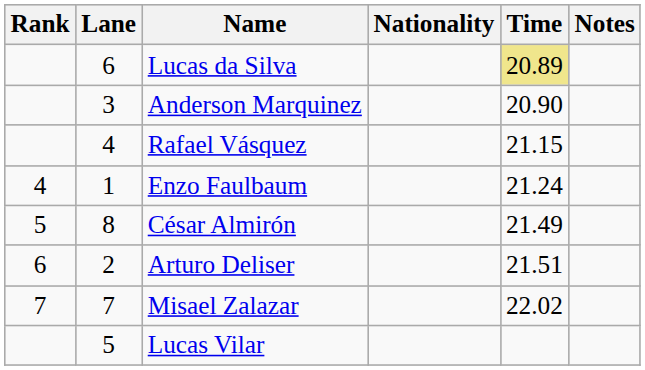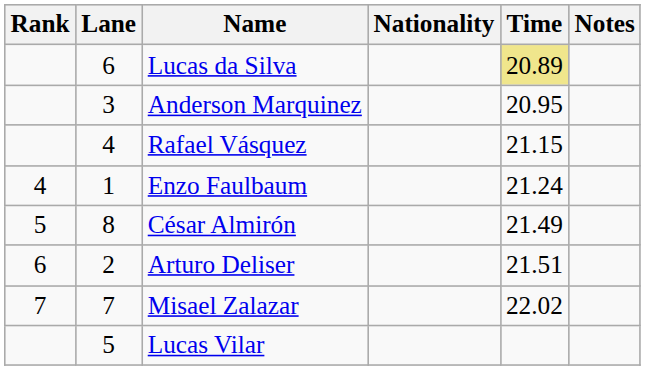(534, 104) 20.90 -> (534, 104) 20.95
